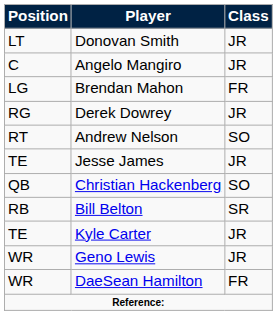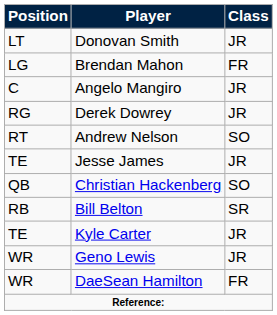rows swapped: (129, 88) <-> (128, 64)
